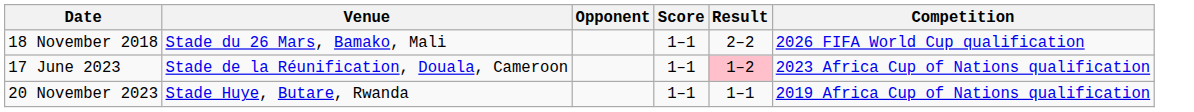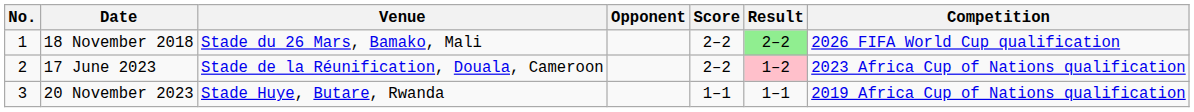+ column: (22, 17)
(681, 43) 1–1 -> (717, 43) 2–2
(740, 43) no background -> (776, 43) lightgreen background
(681, 68) 1–1 -> (717, 68) 2–2
